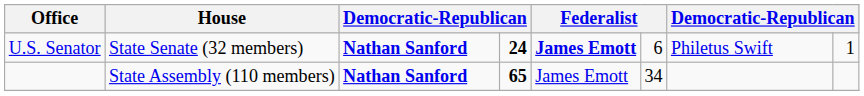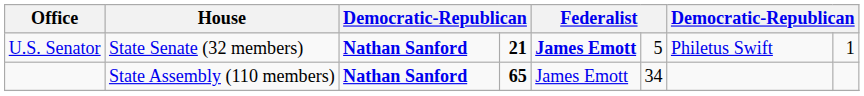(518, 47) 24 -> (518, 47) 21
(658, 47) 6 -> (658, 47) 5
